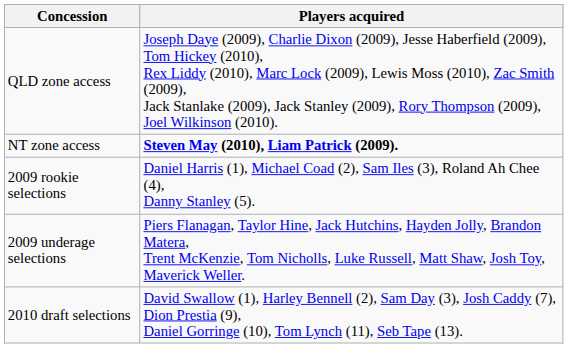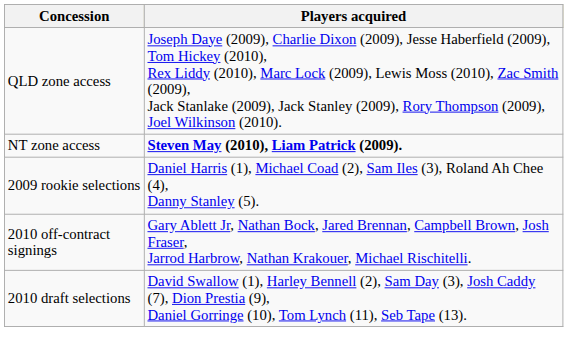- row: (51, 250)
+ row: (59, 242)
